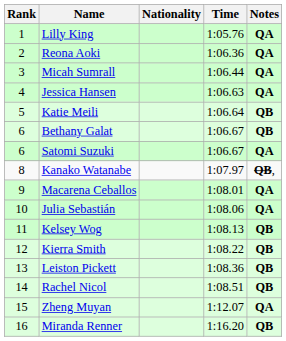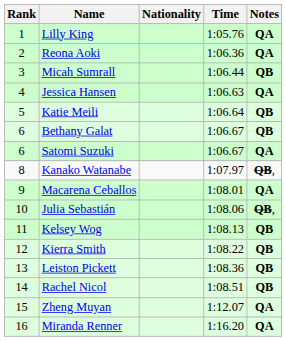(264, 72) QA -> (264, 72) QB
(264, 209) QA -> (264, 209) QB,
(264, 326) QB -> (264, 326) QA
